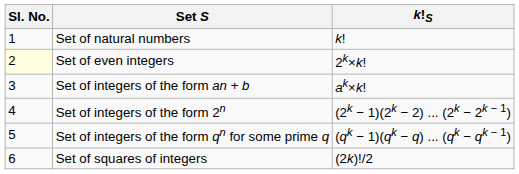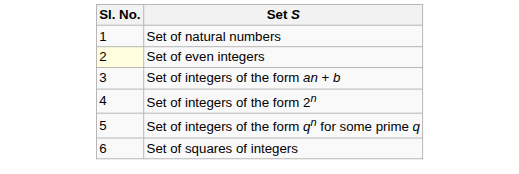- column: (423, 16)
